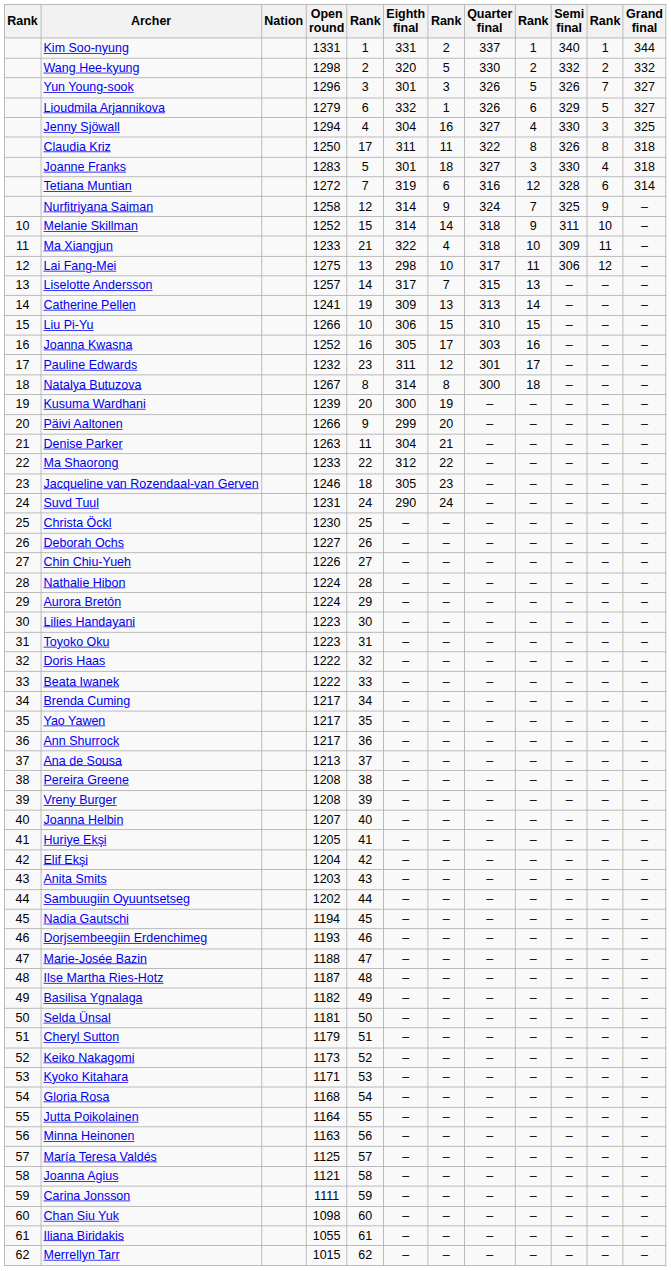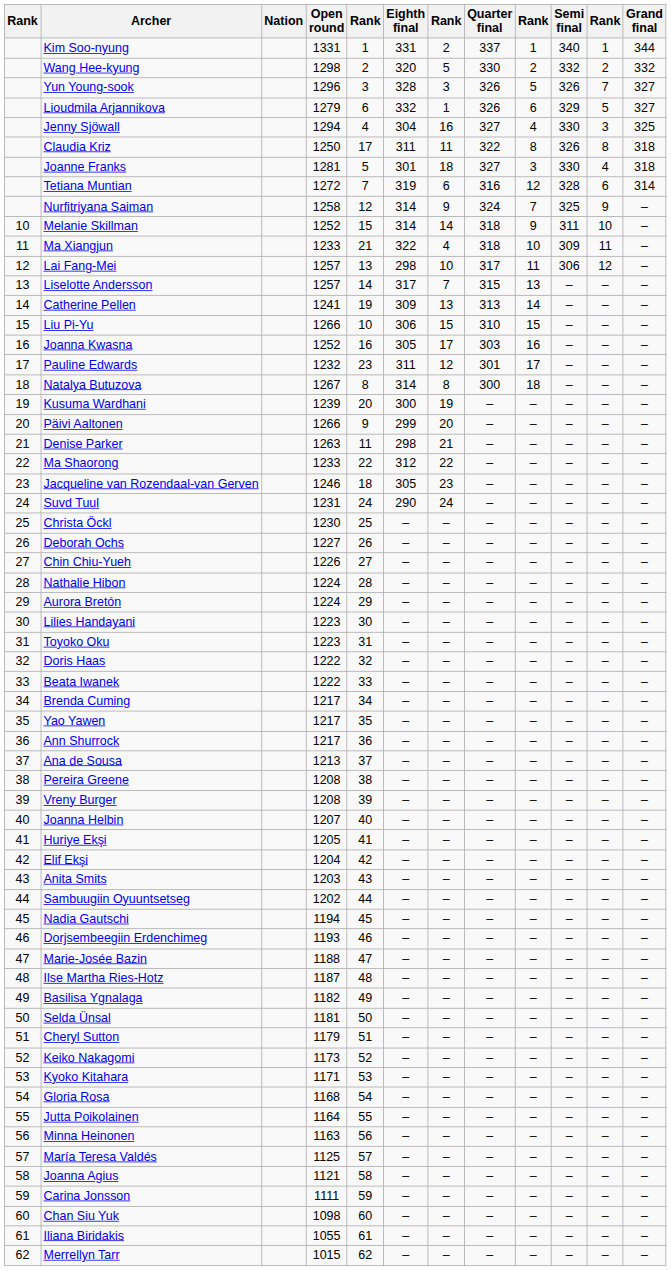(406, 87) 301 -> (406, 87) 328
(327, 166) 1283 -> (327, 166) 1281
(327, 265) 1275 -> (327, 265) 1257
(406, 444) 304 -> (406, 444) 298
